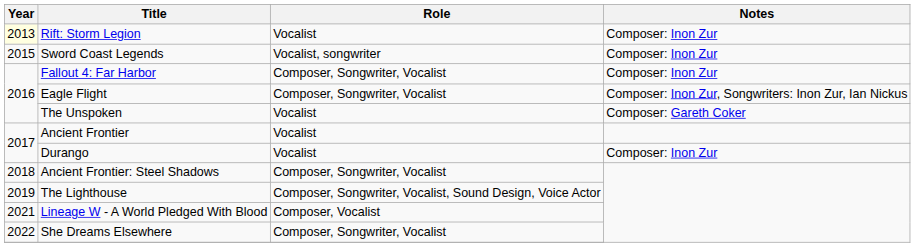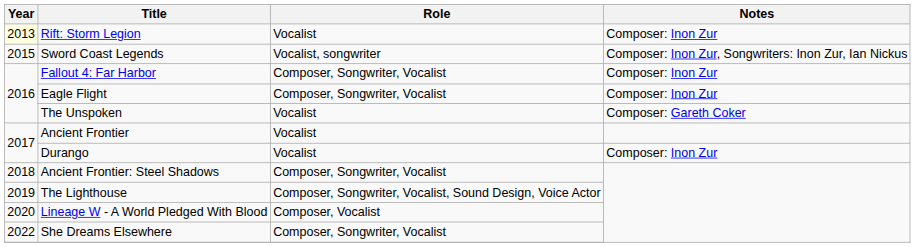(662, 53) Composer: Inon Zur -> (757, 53) Composer: Inon Zur, Songwriters: Inon Zur, Ian Nickus
(757, 93) Composer: Inon Zur, Songwriters: Inon Zur, Ian Nickus -> (662, 93) Composer: Inon Zur
(21, 212) 2021 -> (21, 212) 2020
